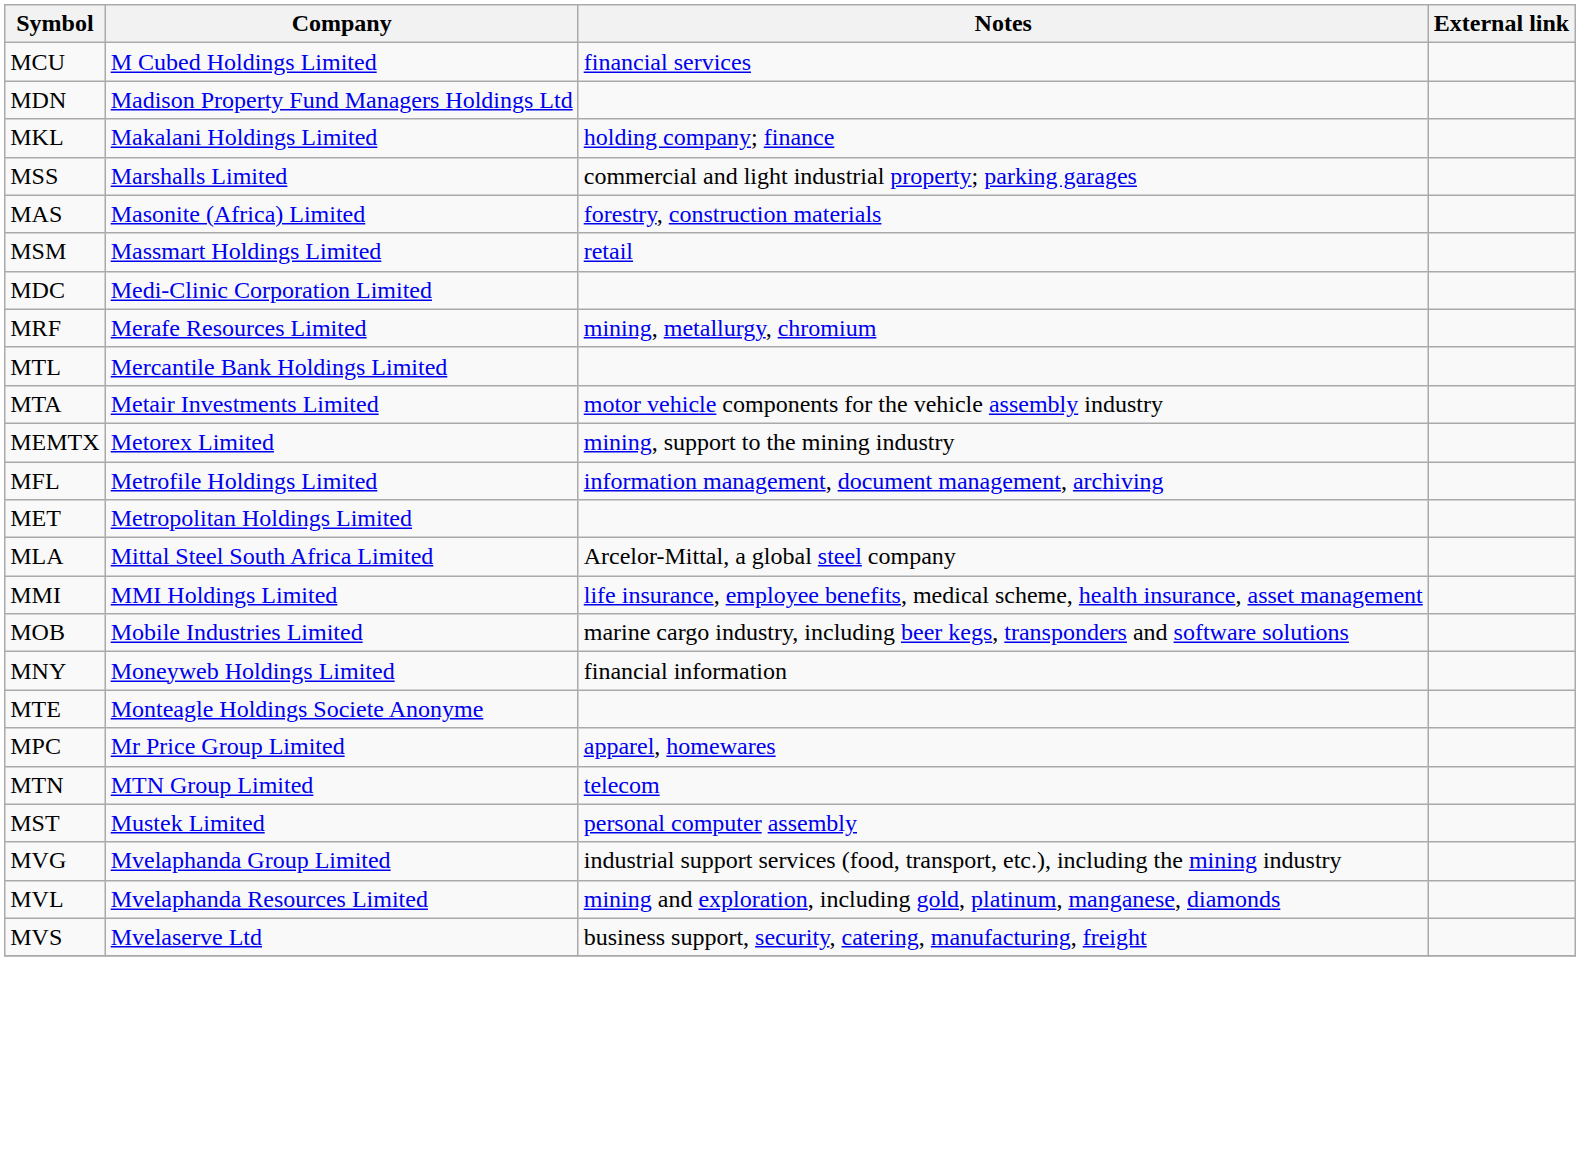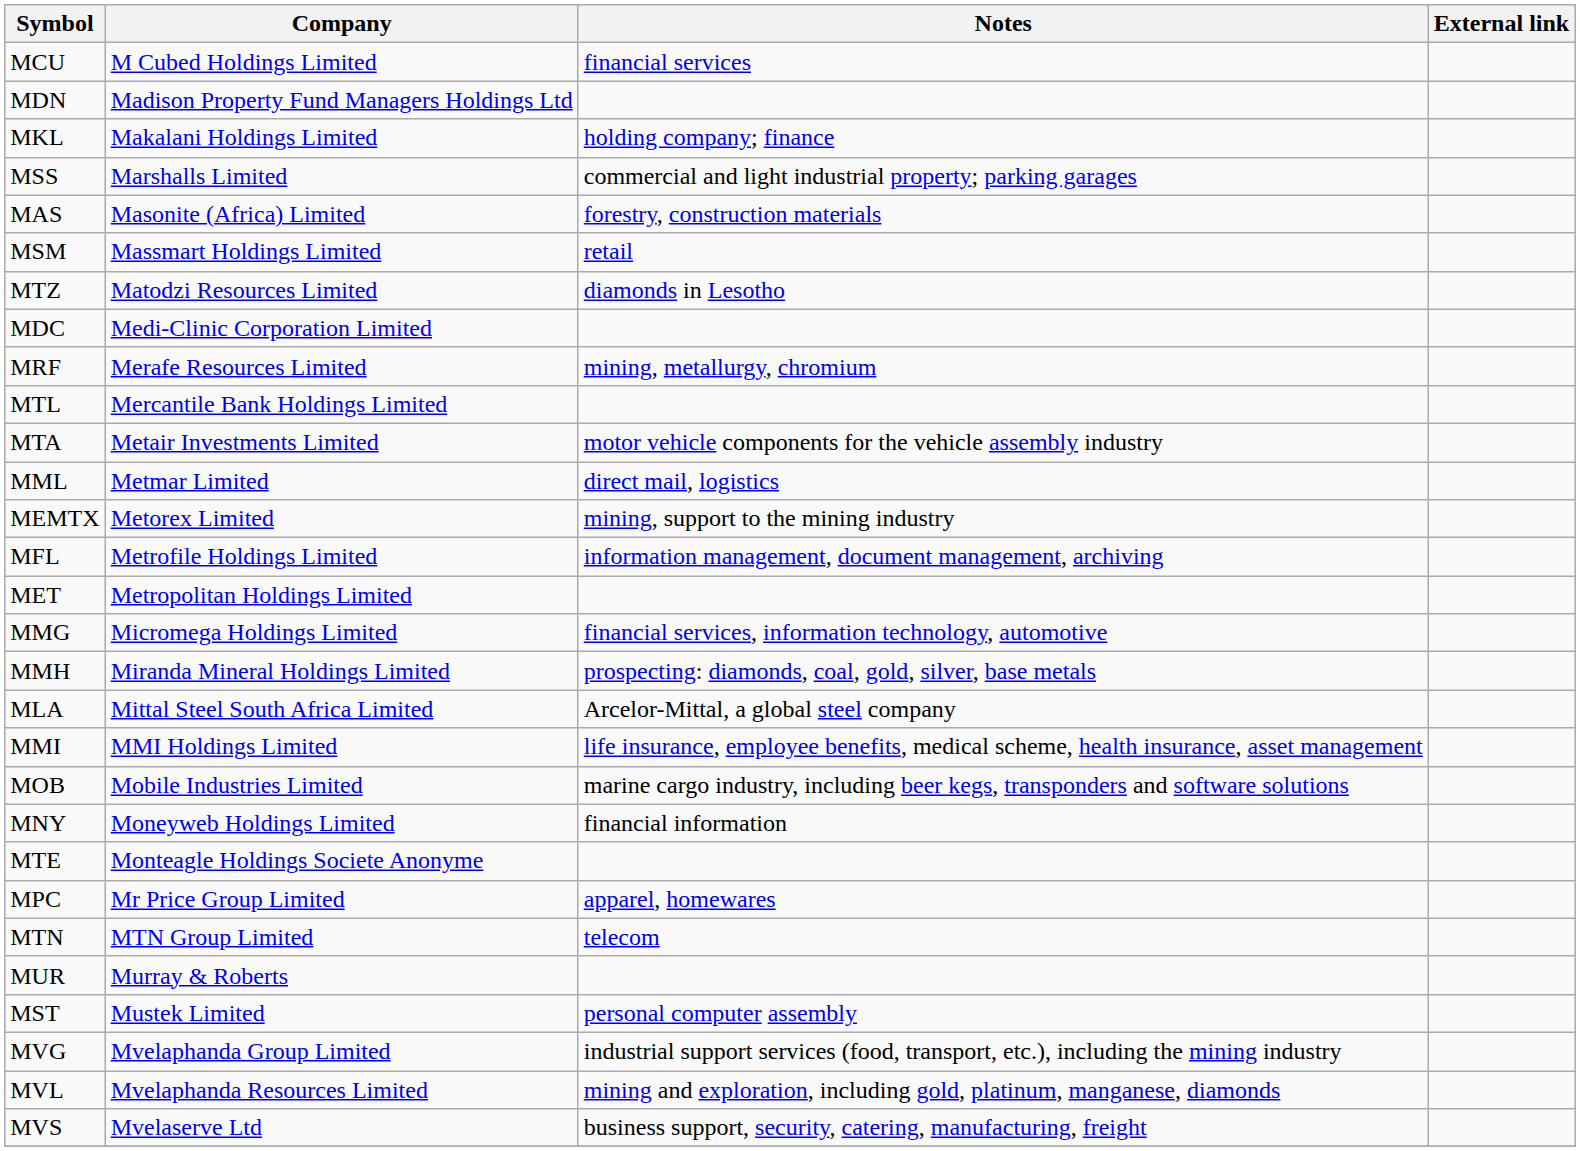+ row: (36, 289)
+ row: (39, 480)
+ row: (40, 632)
+ row: (40, 670)
+ row: (38, 975)
